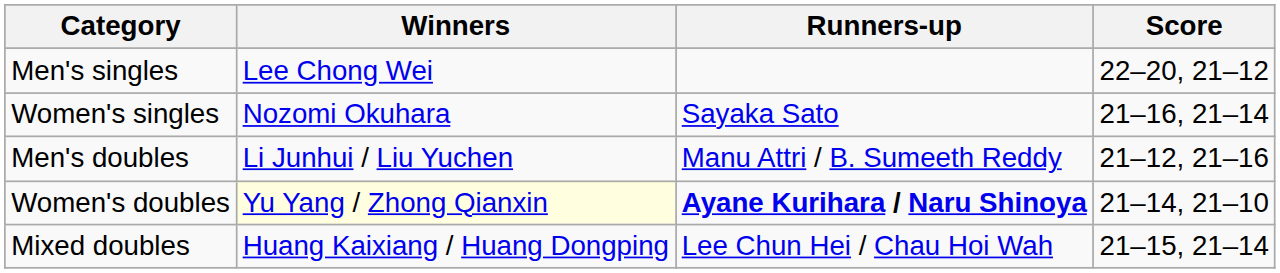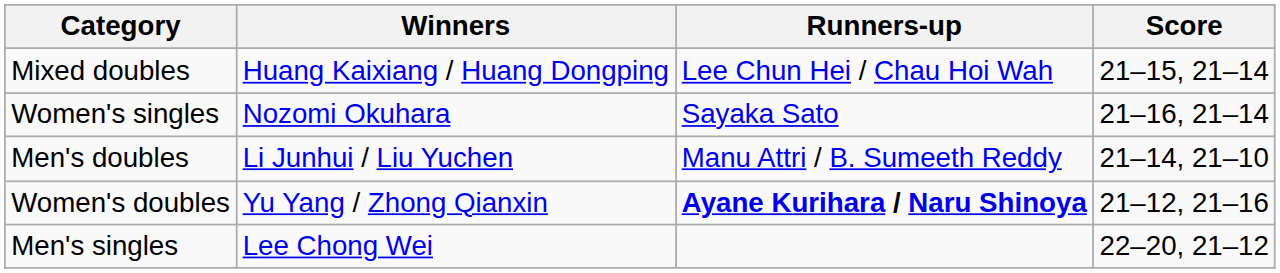rows swapped: (95, 70) <-> (100, 245)
(1184, 158) 21–12, 21–16 -> (1184, 158) 21–14, 21–10
(395, 202) lightyellow background -> (395, 202) no background
(1184, 202) 21–14, 21–10 -> (1184, 202) 21–12, 21–16
